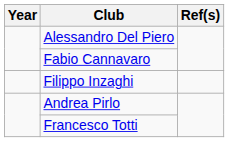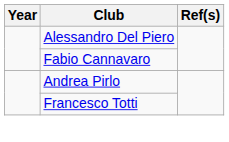- row: (88, 81)
